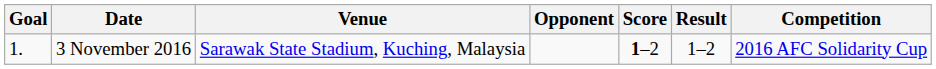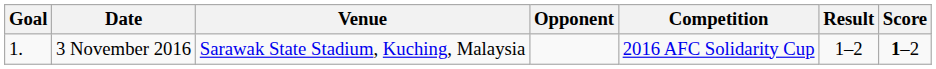columns swapped: (645, 19) <-> (831, 19)
